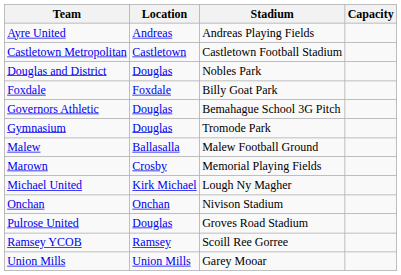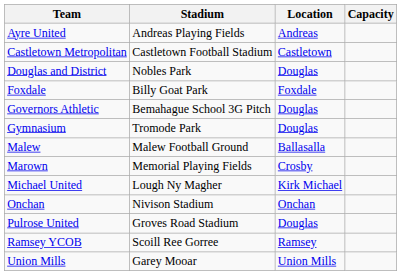columns swapped: (164, 14) <-> (272, 14)
